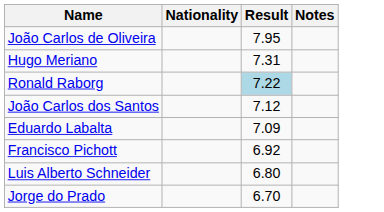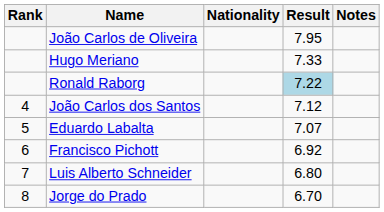+ column: (25, 15)
(267, 60) 7.31 -> (308, 60) 7.33
(267, 128) 7.09 -> (308, 128) 7.07
